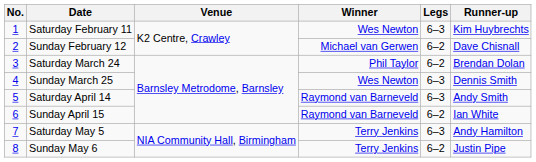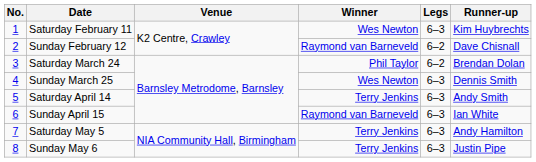(369, 47) Michael van Gerwen -> (360, 47) Raymond van Barneveld
(360, 98) Raymond van Barneveld -> (387, 98) Terry Jenkins
(436, 115) 6–2 -> (436, 115) 6–3
(436, 149) 6–2 -> (436, 149) 6–3
